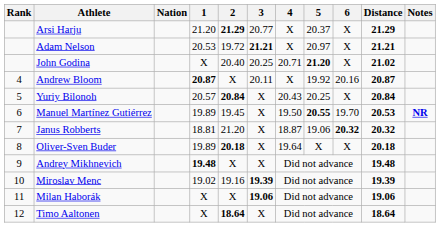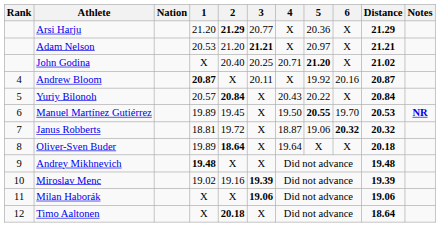(318, 29) 20.37 -> (318, 29) 20.36
(233, 46) 19.72 -> (233, 46) 21.20
(318, 96) 20.25 -> (318, 96) 20.22
(233, 130) 21.20 -> (233, 130) 19.72
(233, 146) 20.18 -> (233, 146) 18.64
(233, 213) 18.64 -> (233, 213) 20.18
